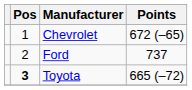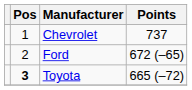(157, 35) 672 (–65) -> (157, 35) 737
(157, 55) 737 -> (157, 55) 672 (–65)
